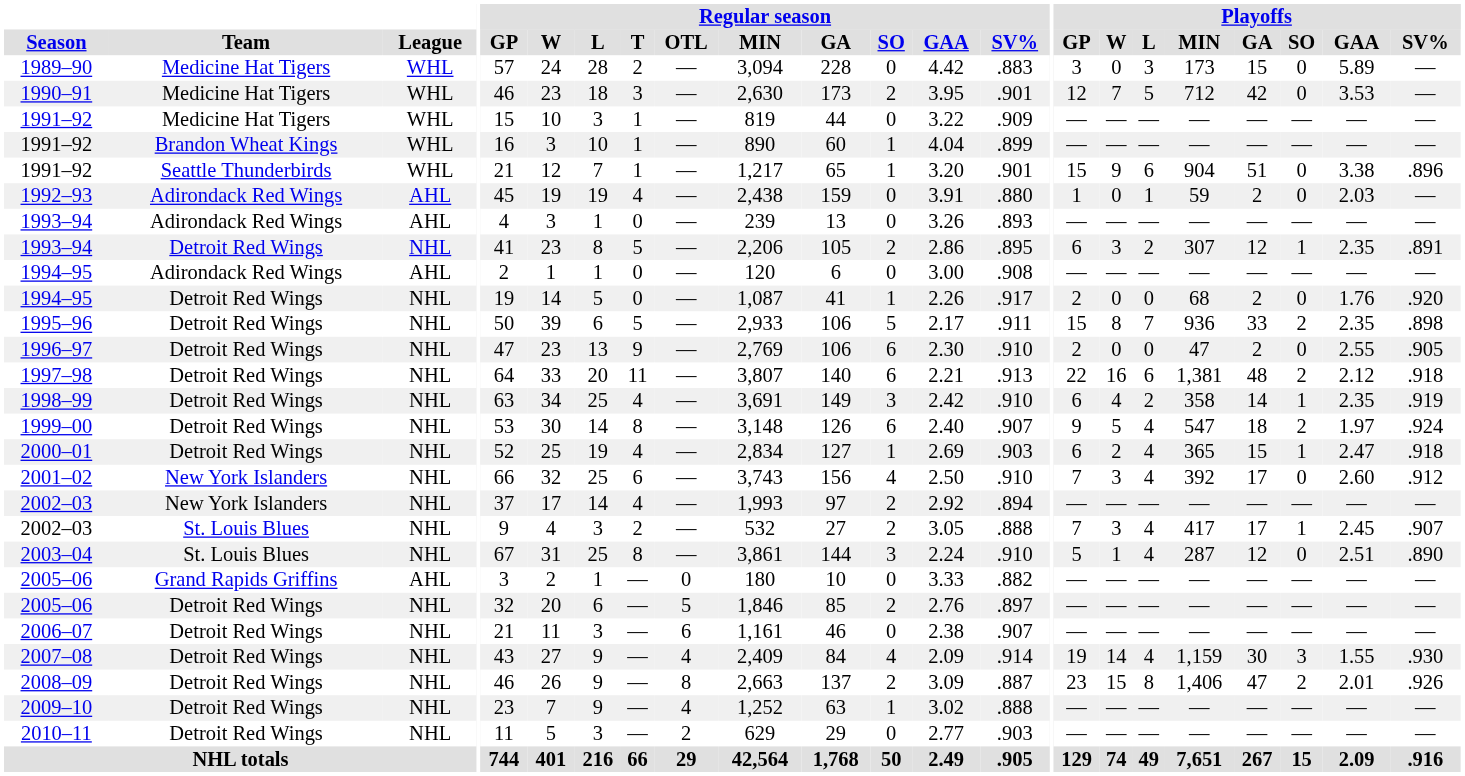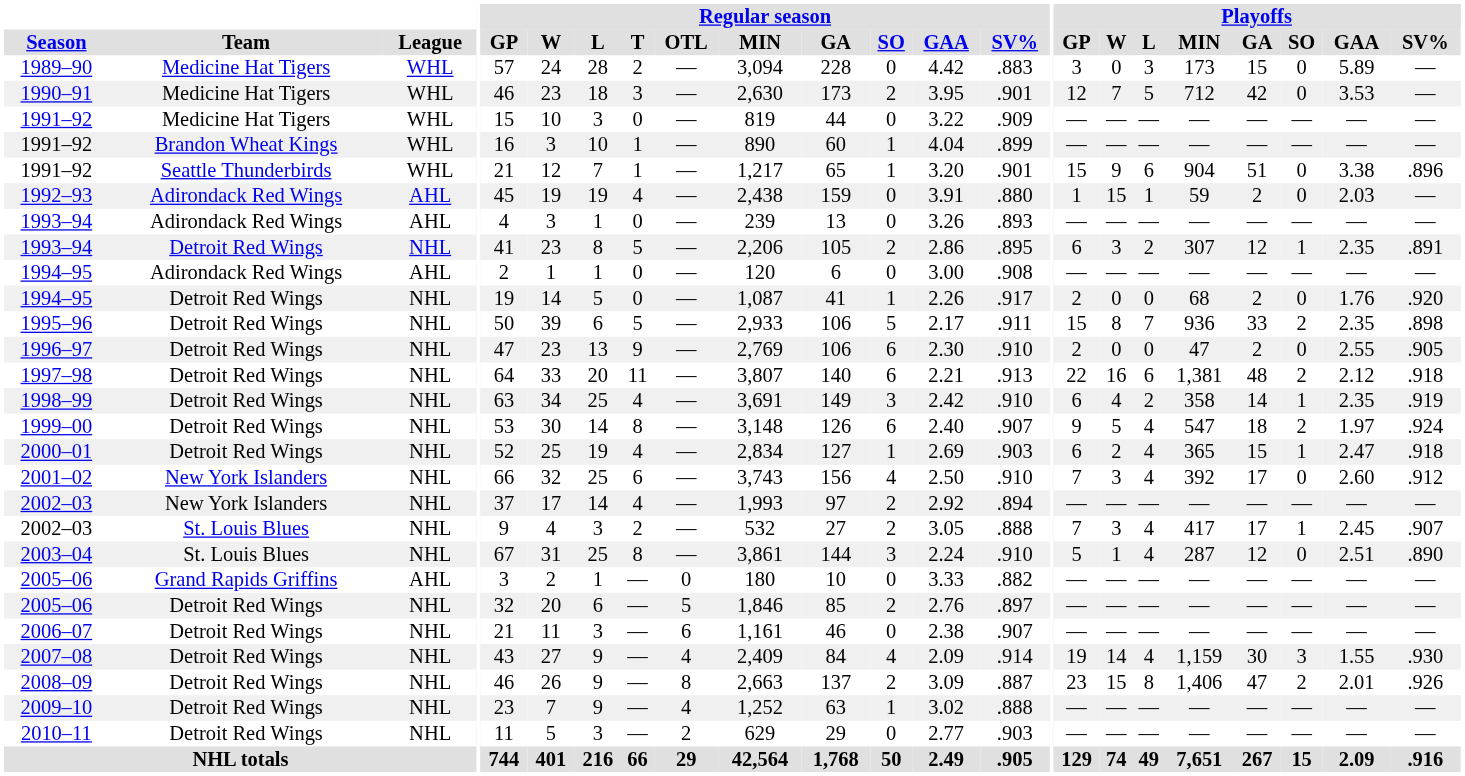(638, 119) 1 -> (638, 119) 0
(1116, 195) 0 -> (1116, 195) 15
